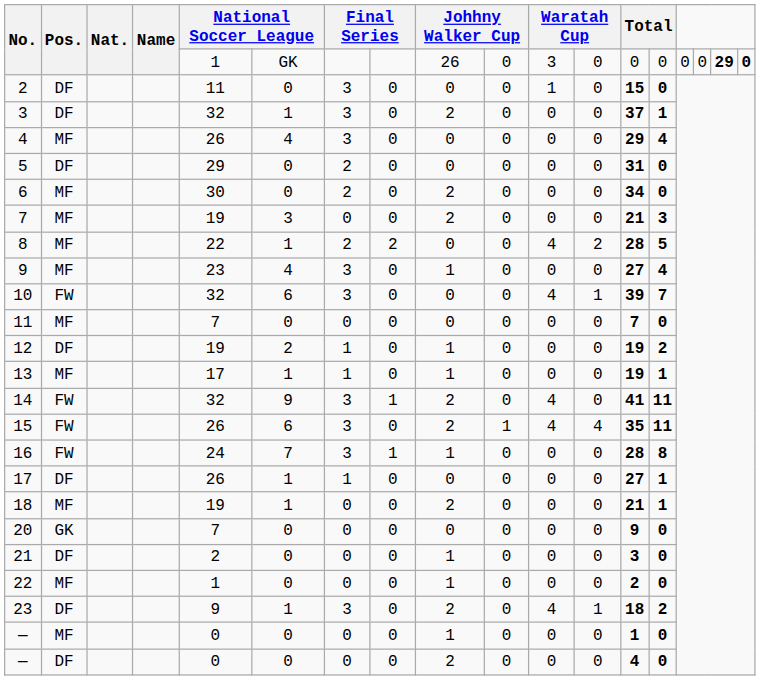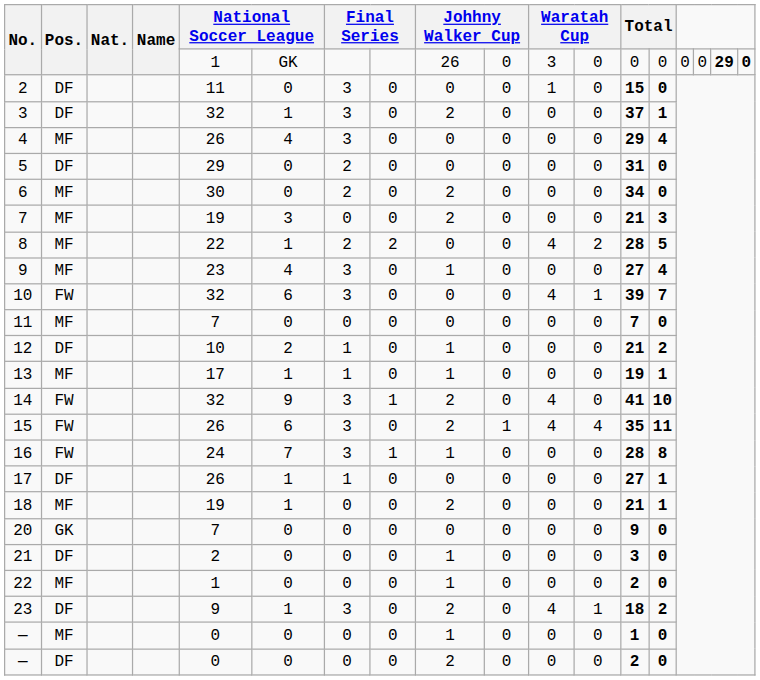(215, 349) 19 -> (215, 349) 10
(635, 349) 19 -> (635, 349) 21
(662, 401) 11 -> (662, 401) 10
(635, 662) 4 -> (635, 662) 2
